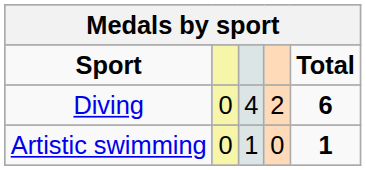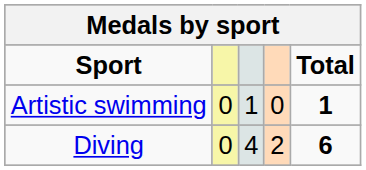rows swapped: (109, 105) <-> (109, 146)
